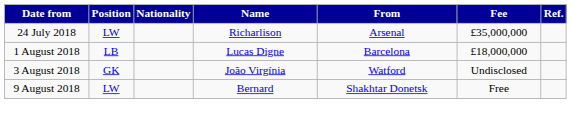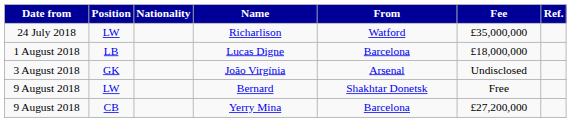(387, 33) Arsenal -> (387, 33) Watford
(387, 70) Watford -> (387, 70) Arsenal
+ row: (255, 108)
